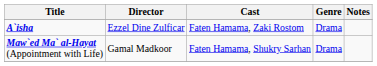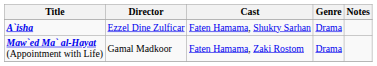(246, 27) Faten Hamama, Zaki Rostom -> (250, 27) Faten Hamama, Shukry Sarhan
(250, 48) Faten Hamama, Shukry Sarhan -> (246, 48) Faten Hamama, Zaki Rostom
